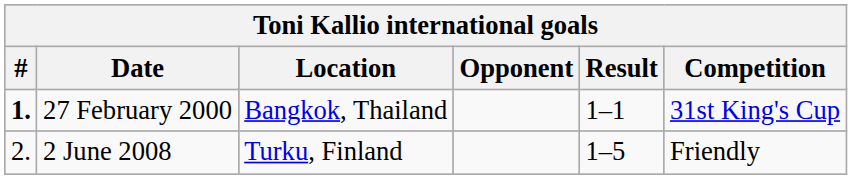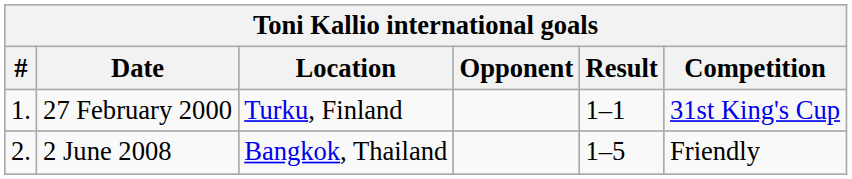(21, 109) bold -> (21, 109) normal
(346, 109) Bangkok, Thailand -> (323, 109) Turku, Finland
(323, 151) Turku, Finland -> (346, 151) Bangkok, Thailand
